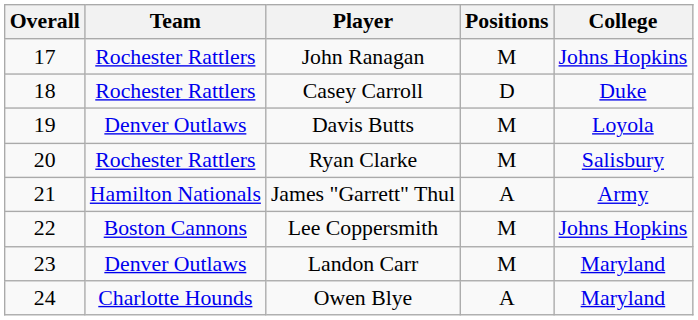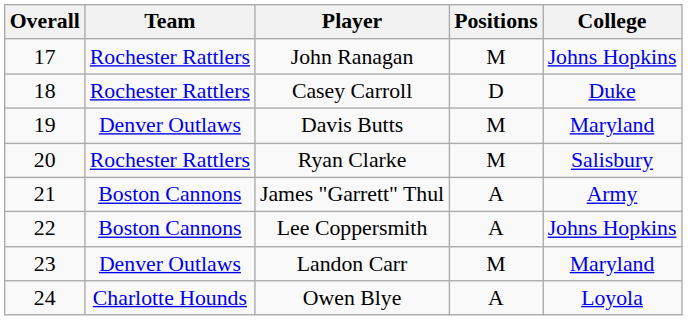(623, 125) Loyola -> (612, 125) Maryland
(175, 194) Hamilton Nationals -> (170, 194) Boston Cannons
(507, 228) M -> (496, 228) A
(623, 297) Maryland -> (612, 297) Loyola
